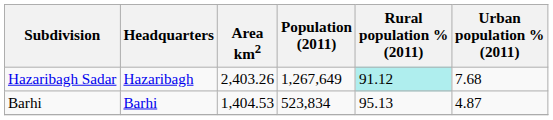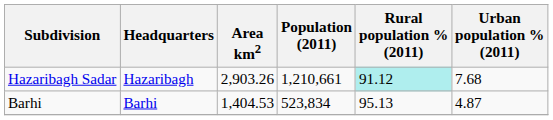(247, 78) 2,403.26 -> (247, 78) 2,903.26
(311, 78) 1,267,649 -> (311, 78) 1,210,661
